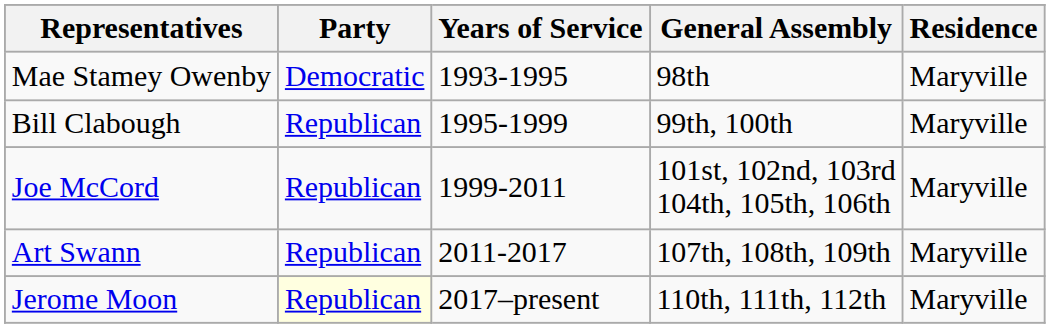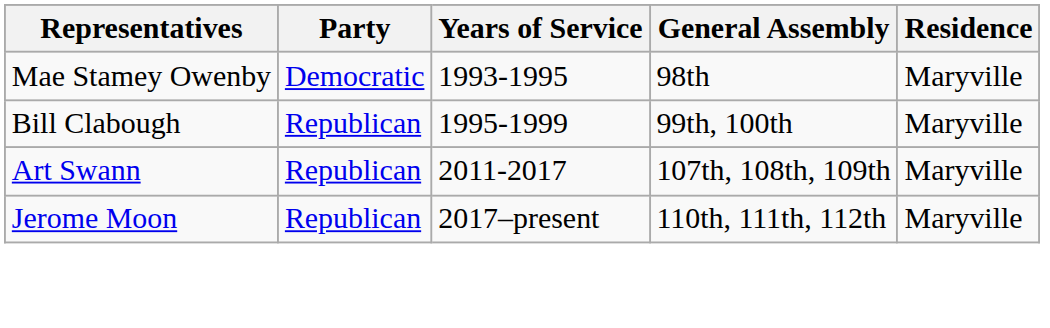- row: (85, 187)
(353, 299) lightyellow background -> (353, 218) no background
